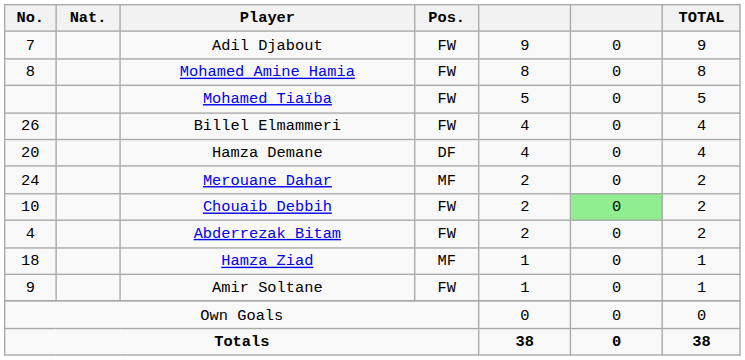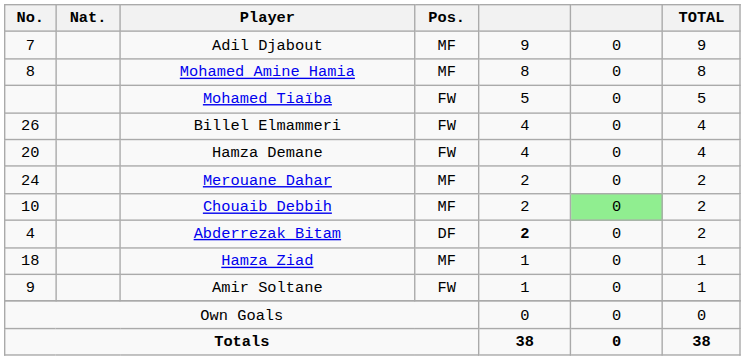(447, 45) FW -> (447, 45) MF
(447, 72) FW -> (447, 72) MF
(447, 153) DF -> (447, 153) FW
(447, 207) FW -> (447, 207) MF
(447, 234) FW -> (447, 234) DF
(525, 234) normal -> (525, 234) bold
